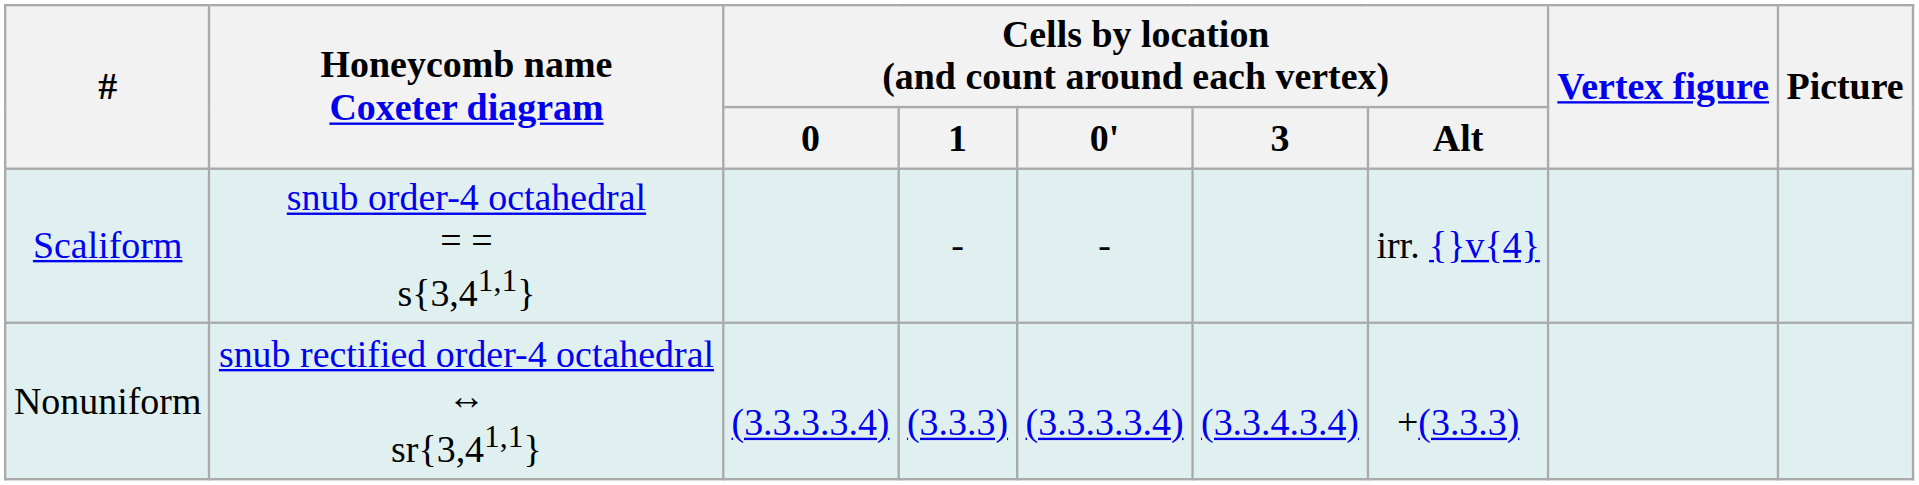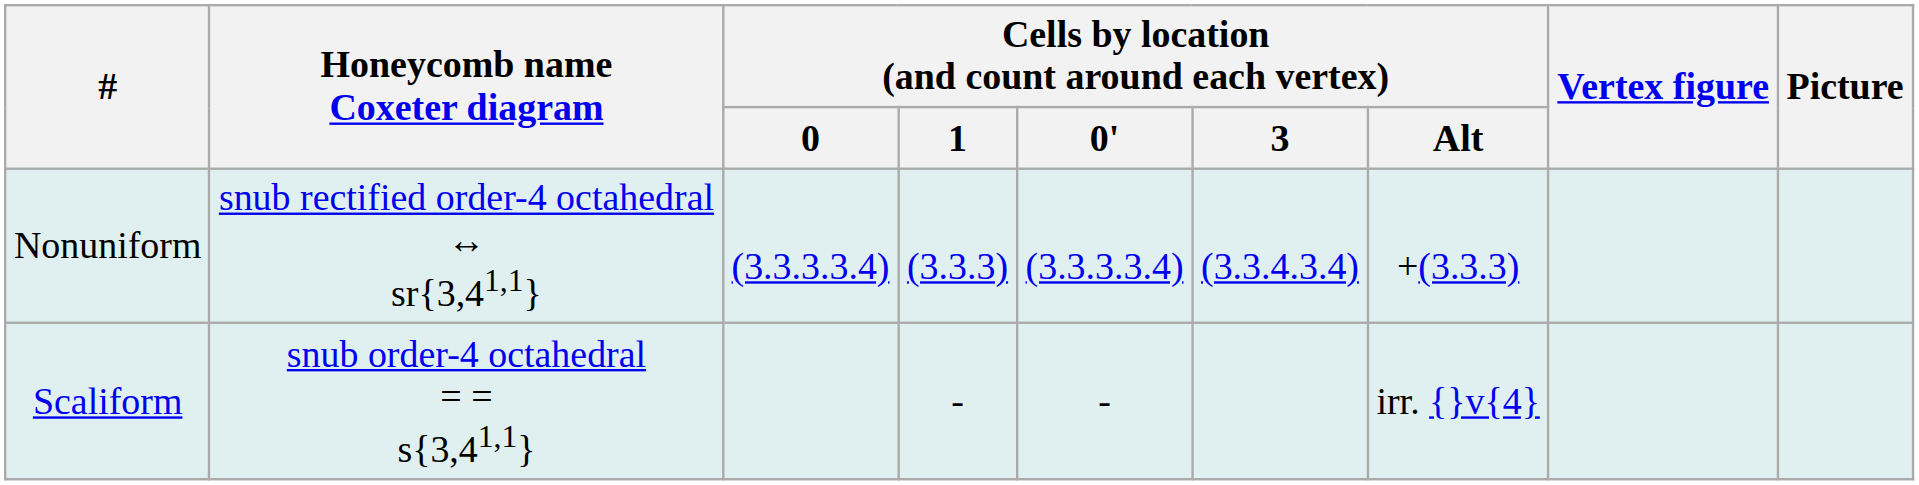rows swapped: (108, 245) <-> (108, 400)
